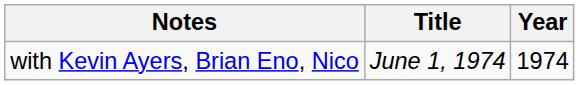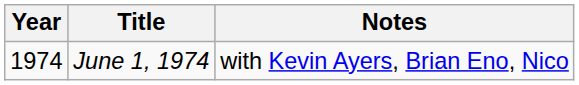columns swapped: (543, 23) <-> (184, 23)
